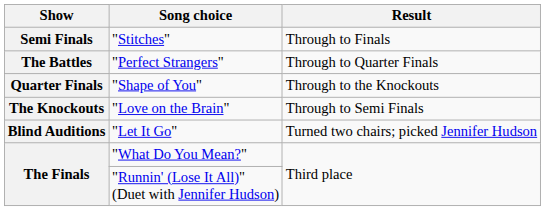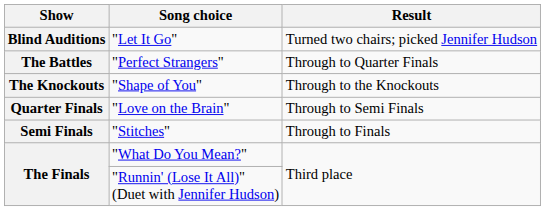rows swapped: (145, 131) <-> (141, 39)
(57, 85) Quarter Finals -> (57, 85) The Knockouts
(57, 108) The Knockouts -> (57, 108) Quarter Finals
